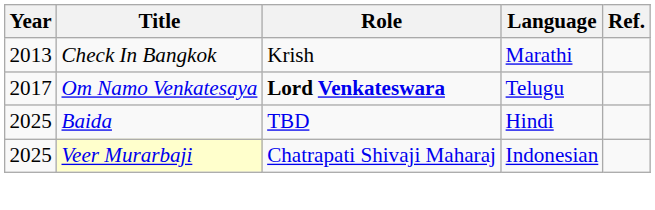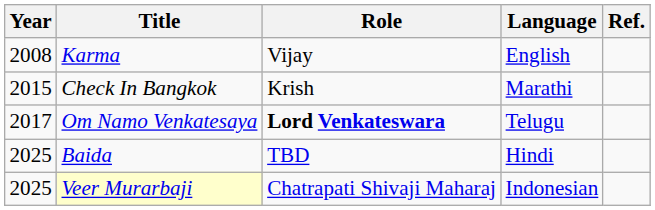+ row: (91, 54)
(31, 54) 2013 -> (31, 88) 2015
